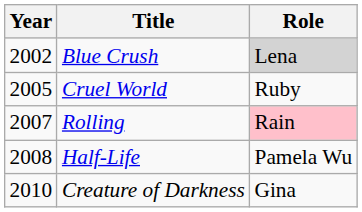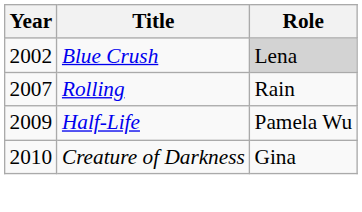- row: (114, 88)
(275, 122) pink background -> (275, 88) no background
(31, 156) 2008 -> (31, 122) 2009
